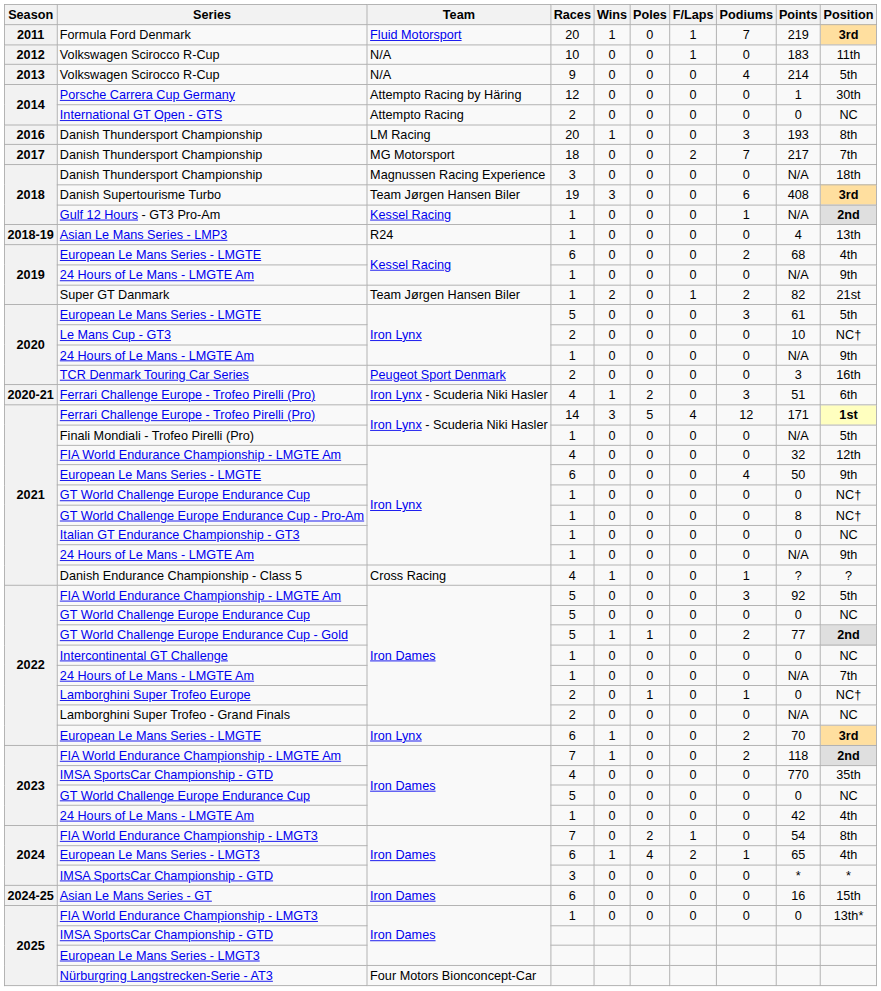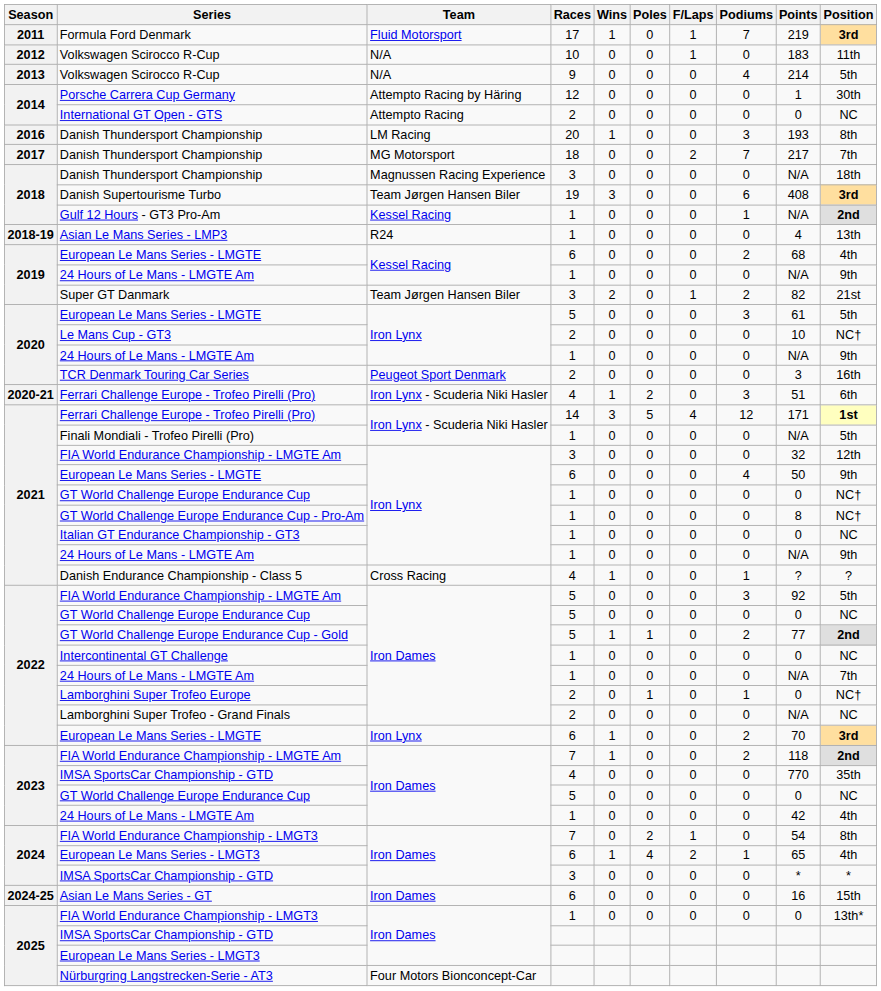(572, 35) 20 -> (572, 35) 17
(572, 295) 1 -> (572, 295) 3
(572, 455) 4 -> (572, 455) 3
